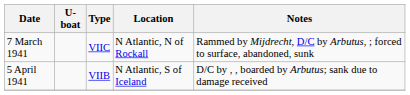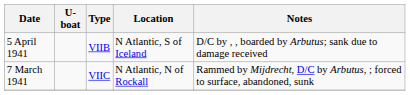rows swapped: (25, 47) <-> (22, 76)
